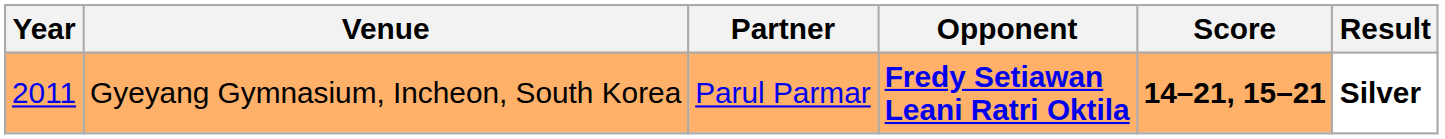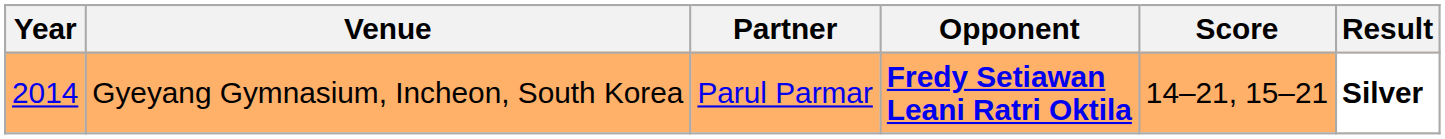(44, 93) 2011 -> (45, 93) 2014
(1235, 93) bold -> (1237, 93) normal
